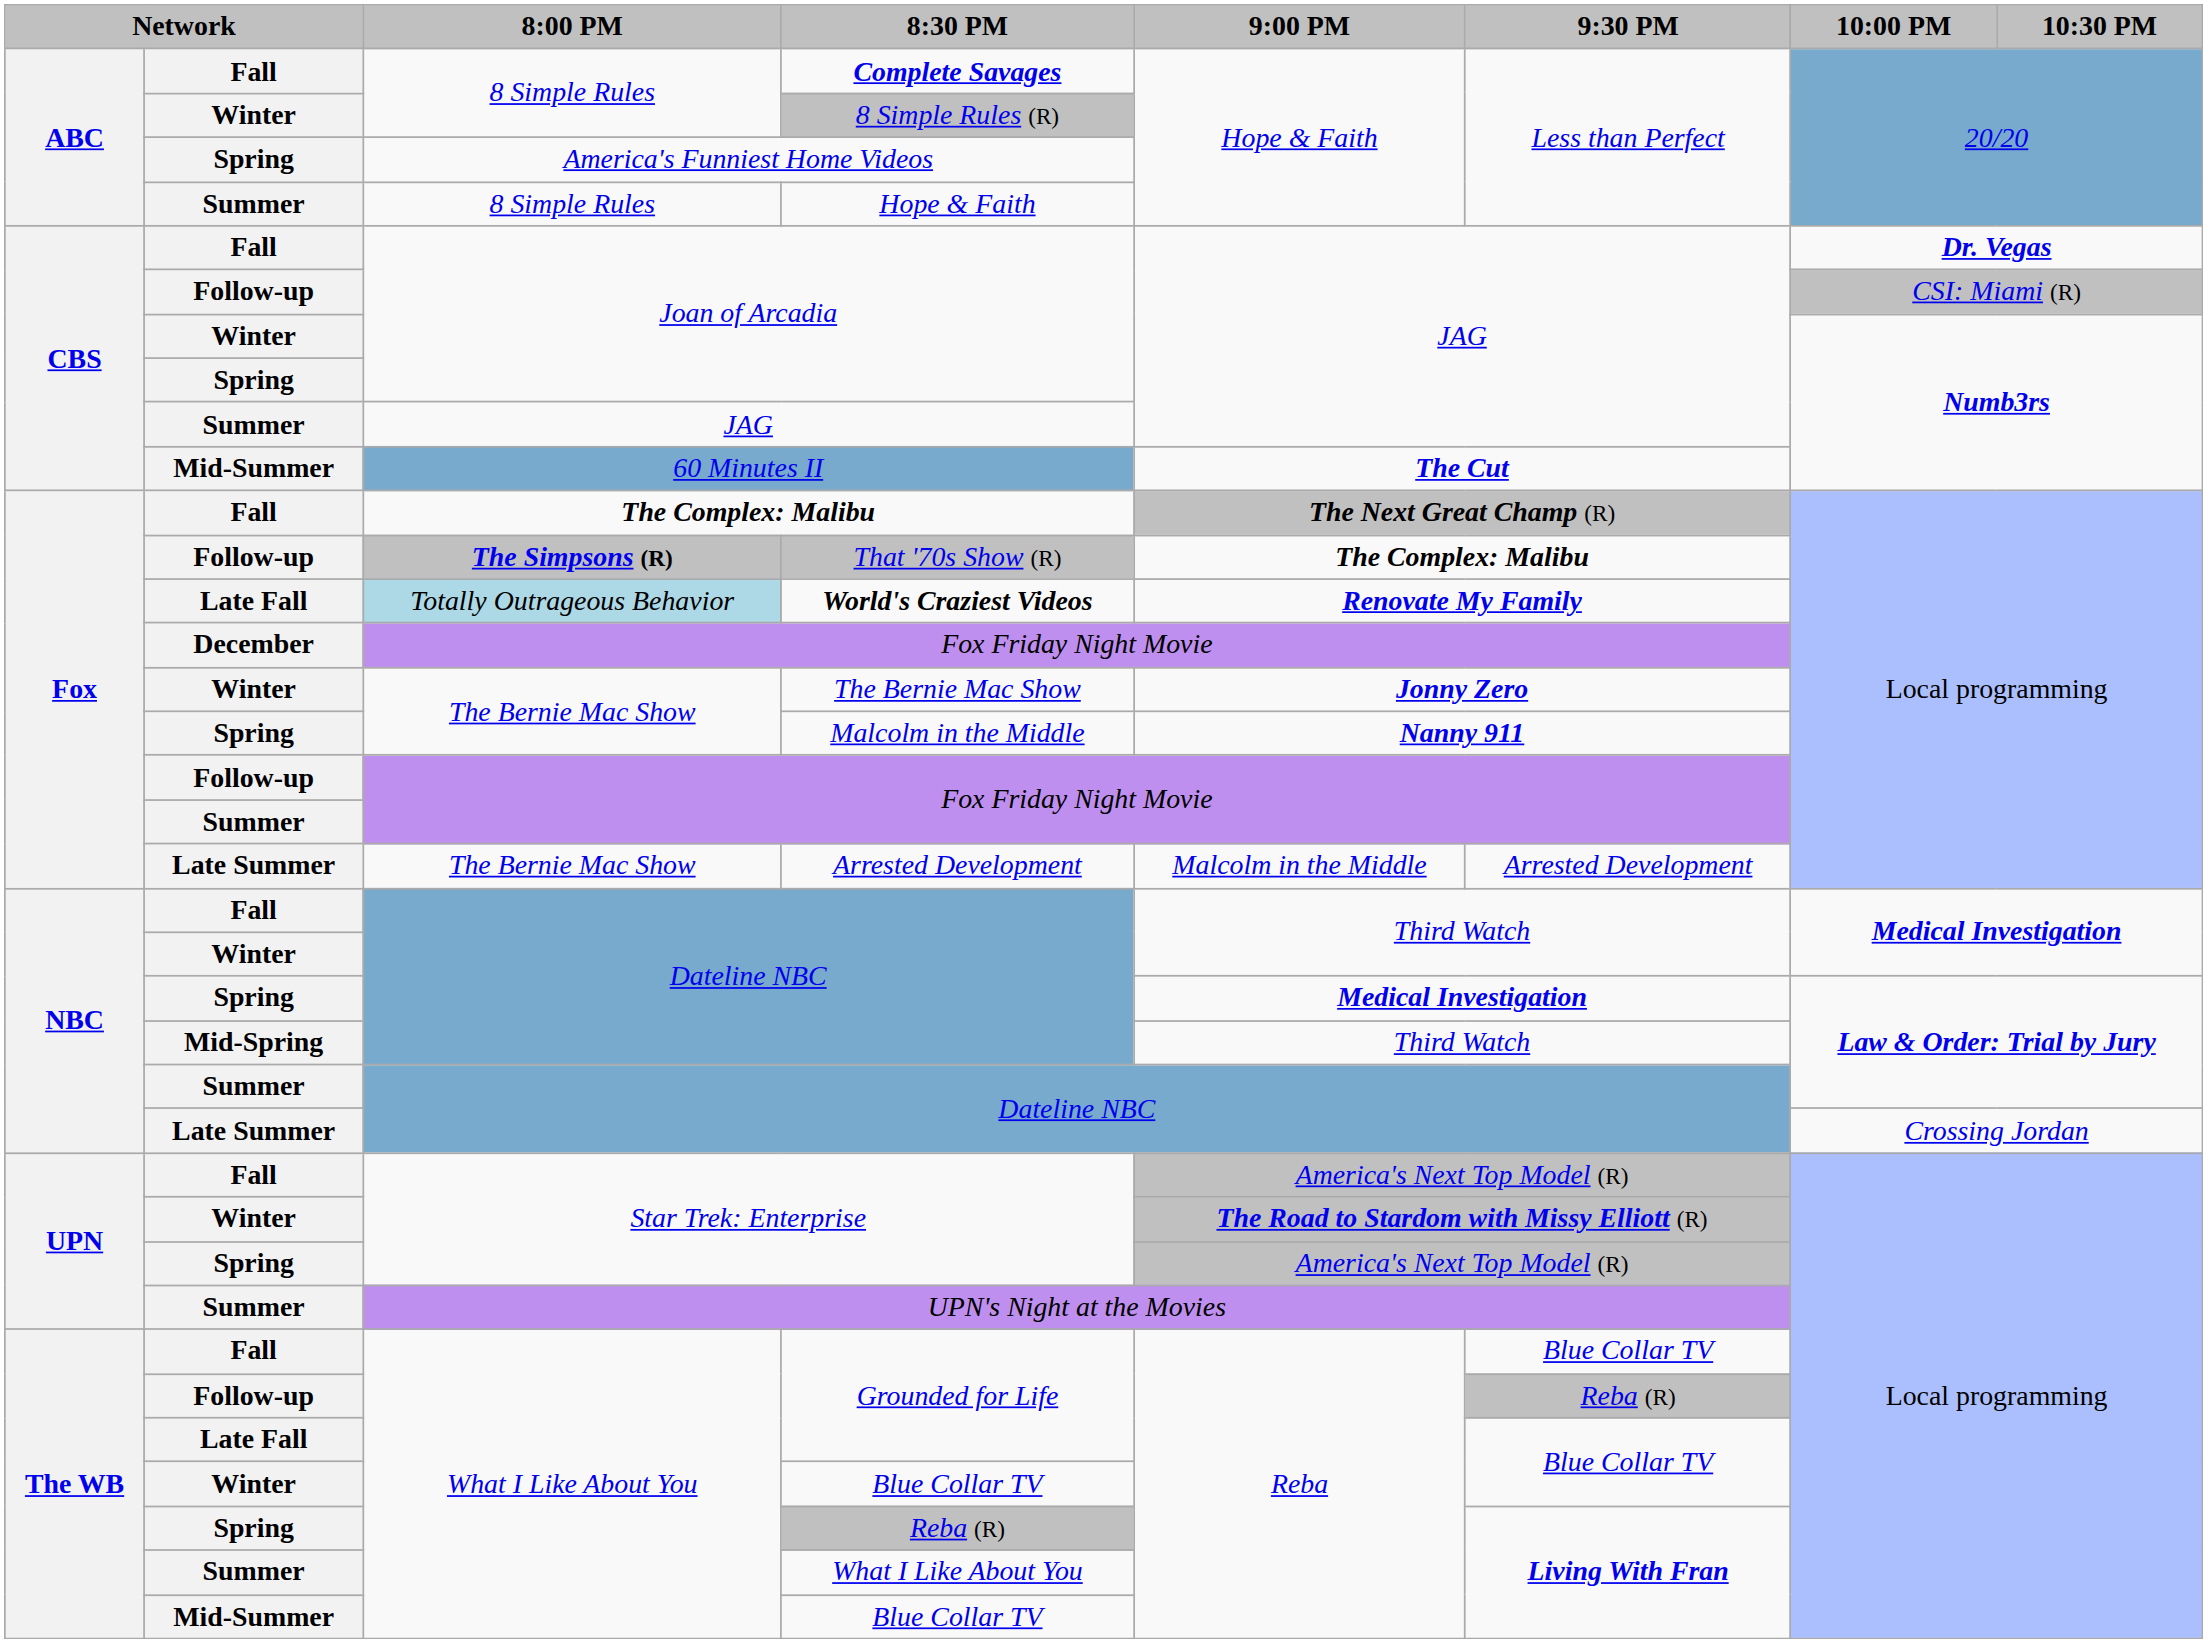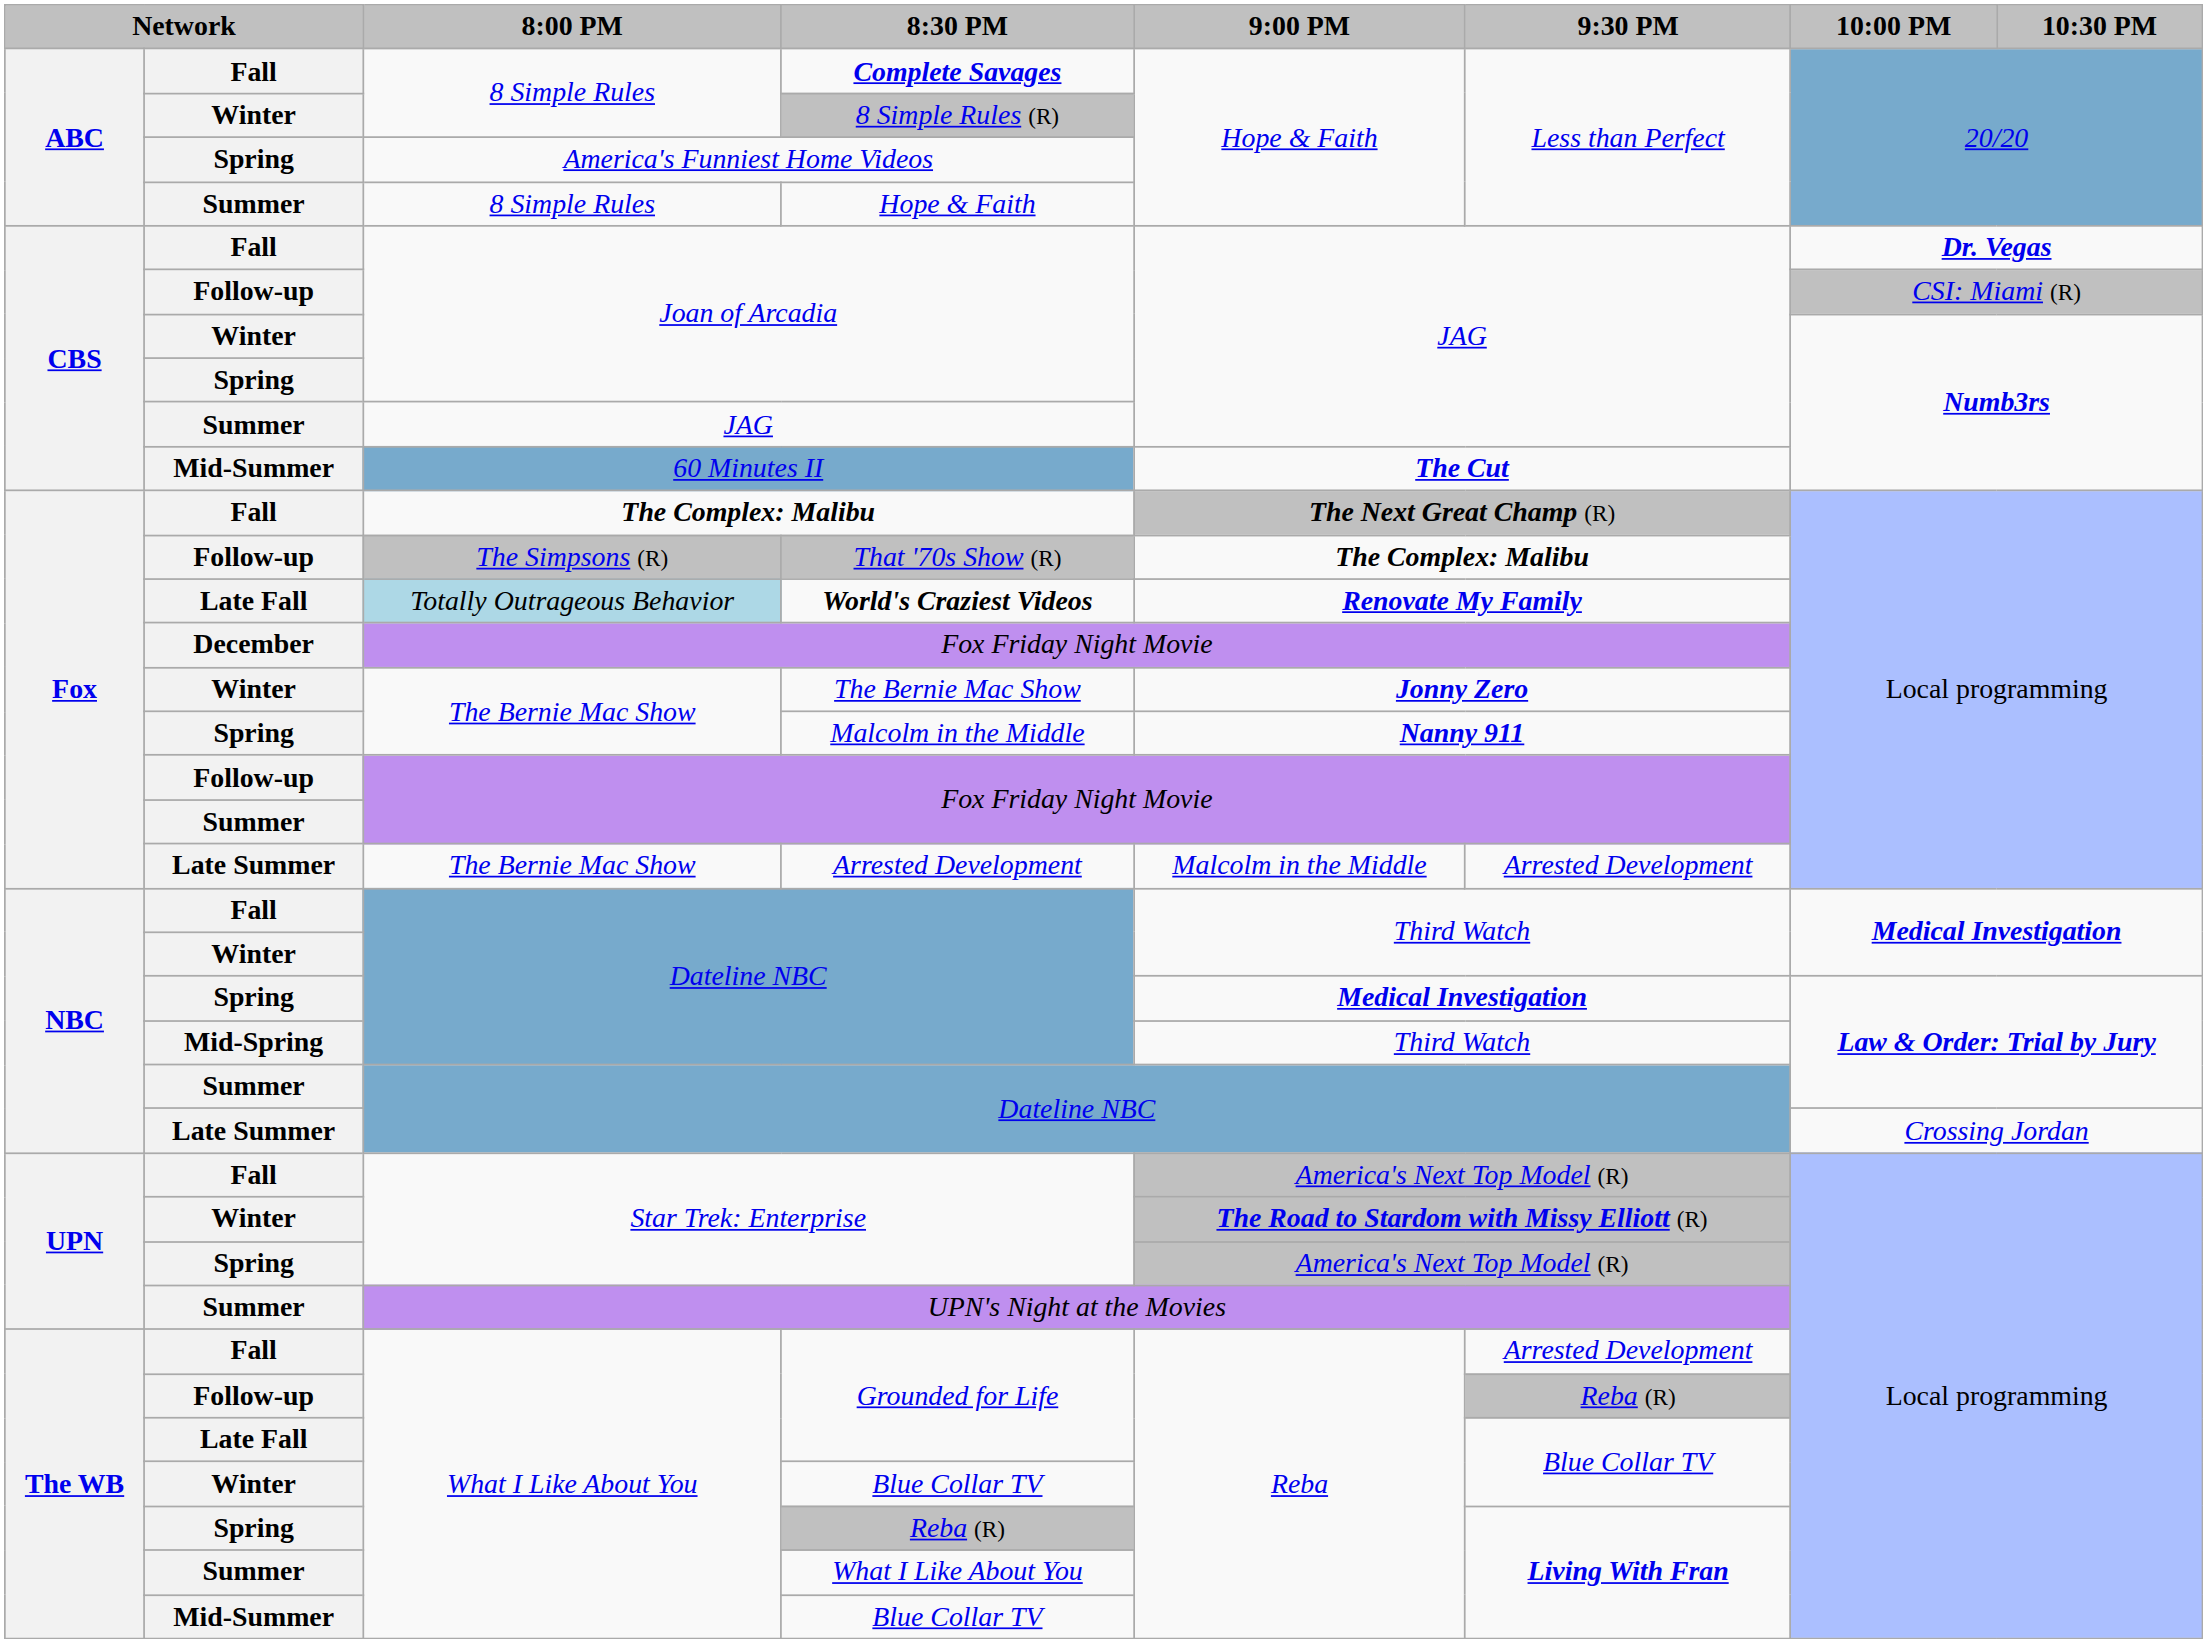(572, 556) bold -> (572, 556) normal
(1628, 1351) Blue Collar TV -> (1628, 1351) Arrested Development
